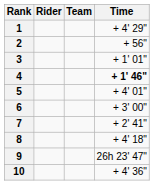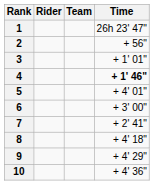(130, 28) + 4' 29" -> (122, 28) 26h 23' 47"
(122, 156) 26h 23' 47" -> (130, 156) + 4' 29"
